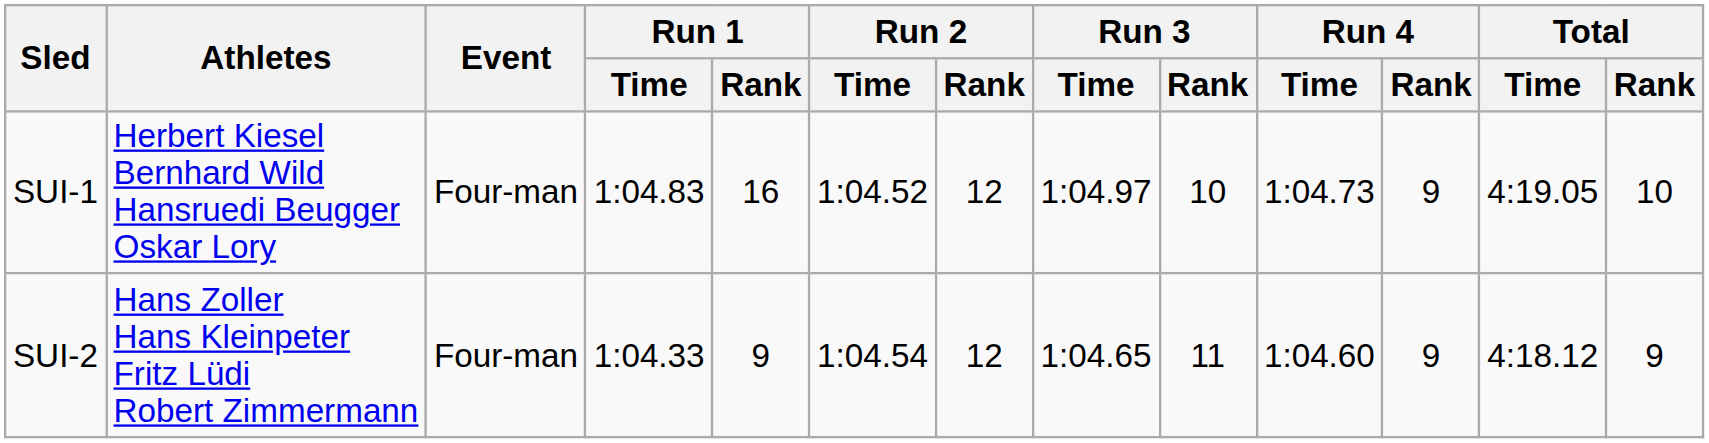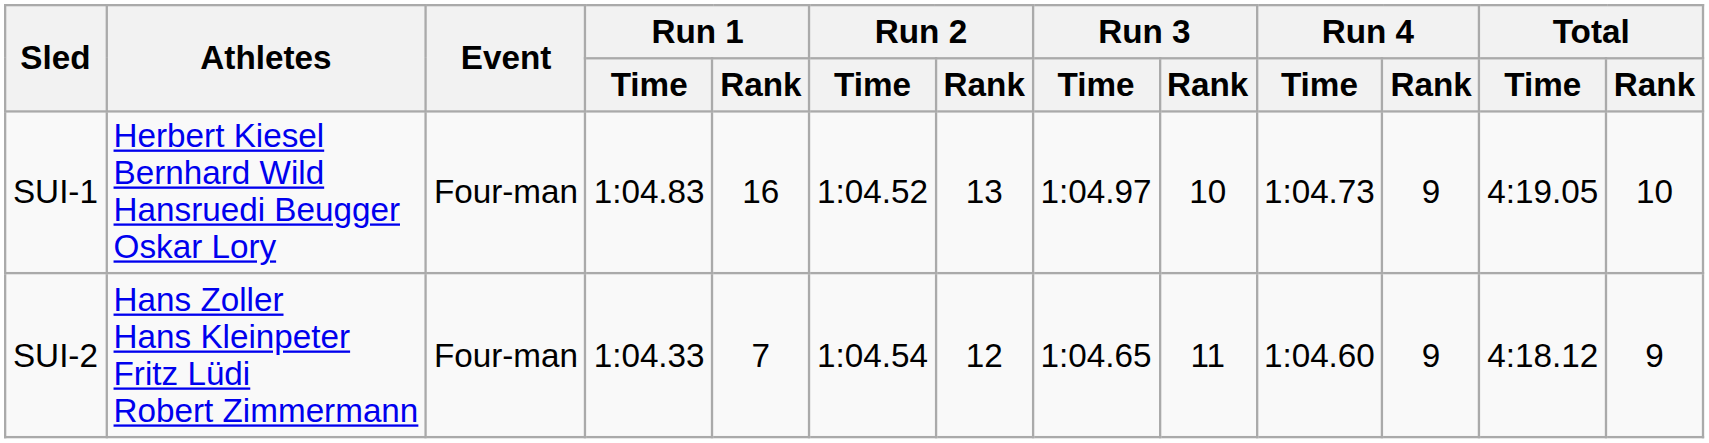(984, 192) 12 -> (984, 192) 13
(761, 356) 9 -> (761, 356) 7
